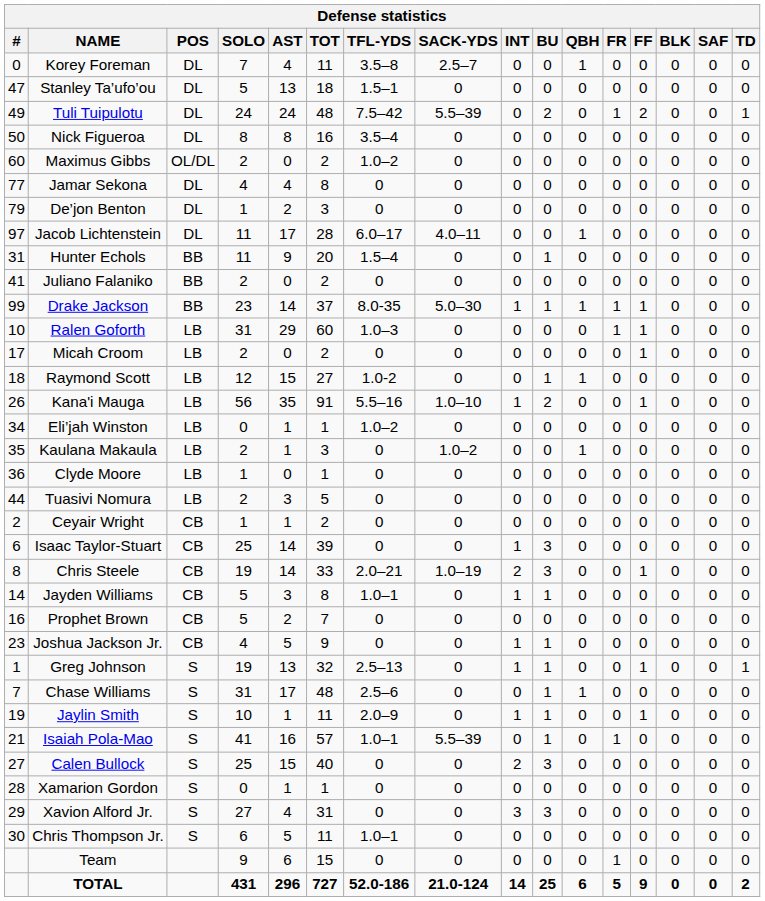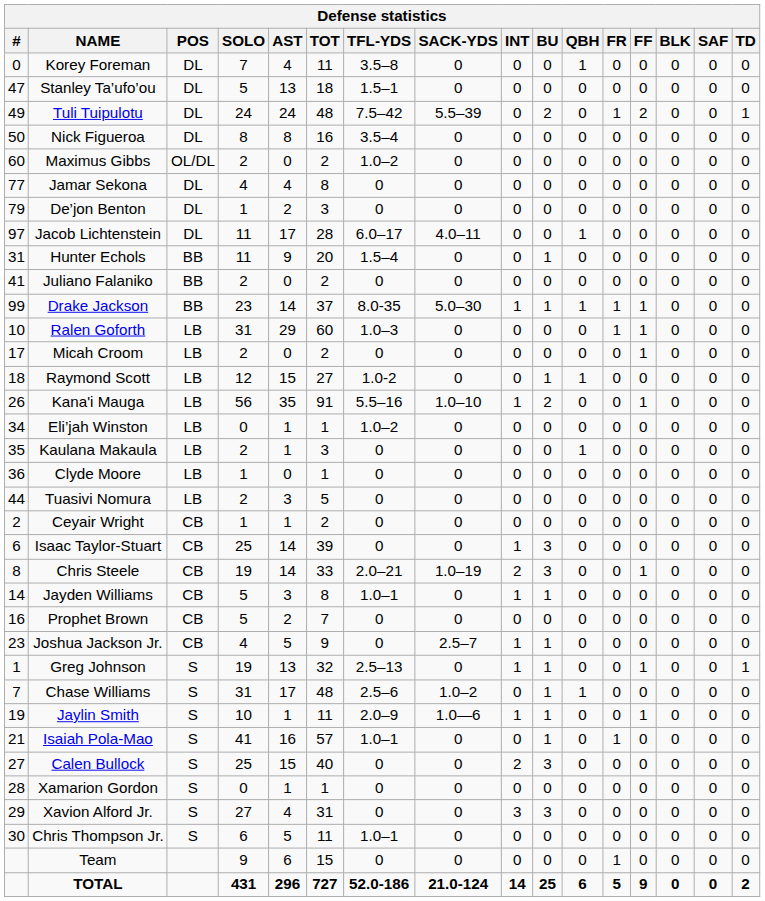(458, 64) 2.5–7 -> (458, 64) 0
(458, 450) 1.0–2 -> (458, 450) 0
(458, 643) 0 -> (458, 643) 2.5–7
(458, 691) 0 -> (458, 691) 1.0–2
(458, 715) 0 -> (458, 715) 1.0—6
(458, 739) 5.5–39 -> (458, 739) 0
